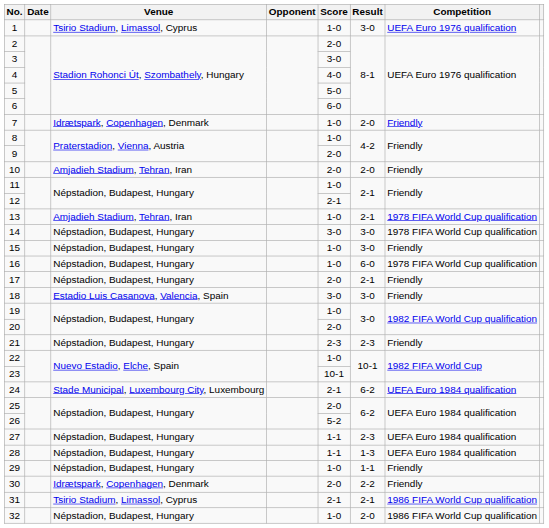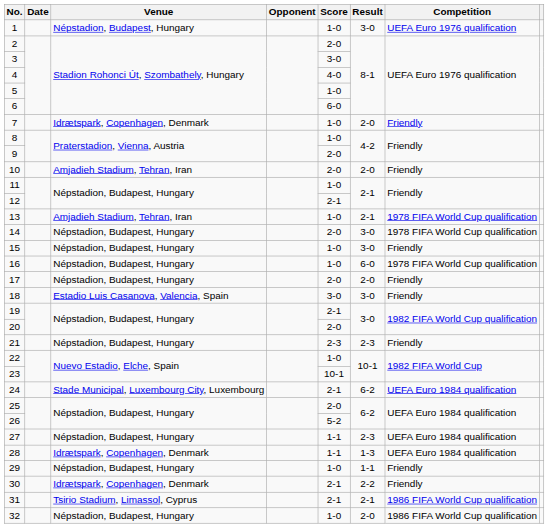(125, 28) Tsirio Stadium, Limassol, Cyprus -> (124, 28) Népstadion, Budapest, Hungary
(334, 91) 5-0 -> (334, 91) 1-0
(334, 232) 3-0 -> (334, 232) 2-0
(368, 279) 2-1 -> (368, 279) 2-0
(334, 311) 1-0 -> (334, 311) 2-1
(124, 452) Népstadion, Budapest, Hungary -> (131, 452) Idrætspark, Copenhagen, Denmark
(334, 484) 2-0 -> (334, 484) 2-1
